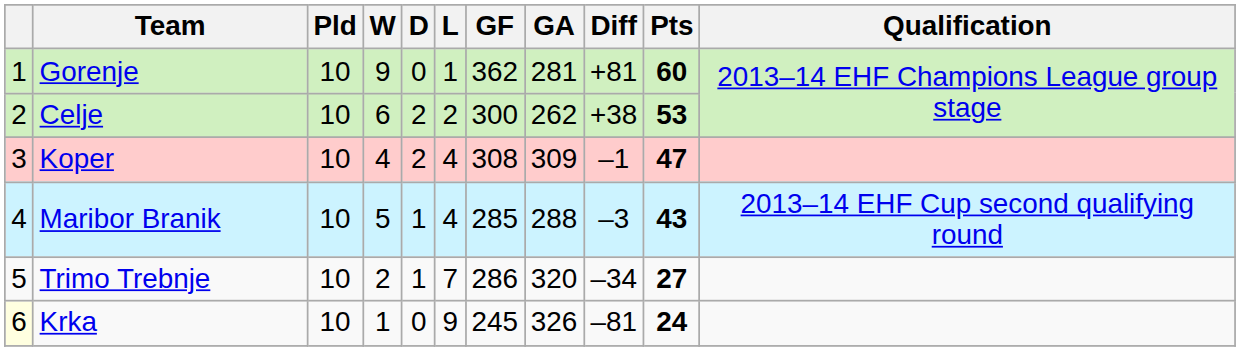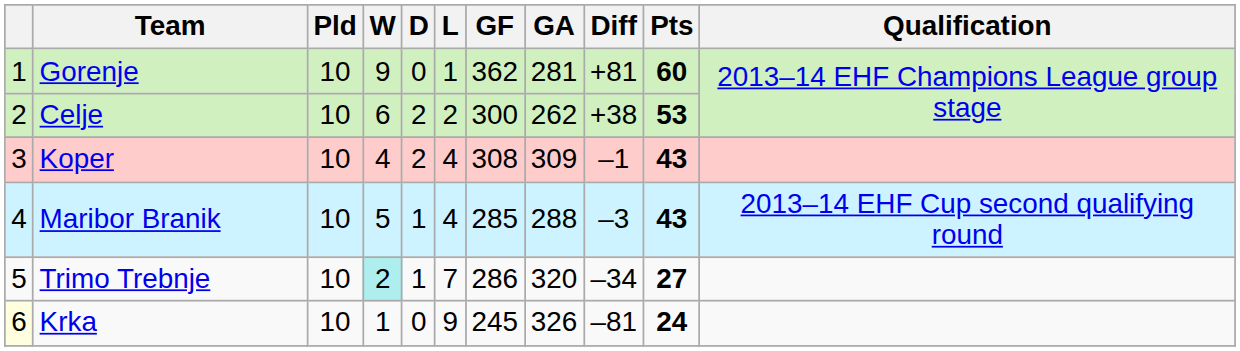(672, 159) 47 -> (672, 159) 43
(383, 278) no background -> (383, 278) paleturquoise background
